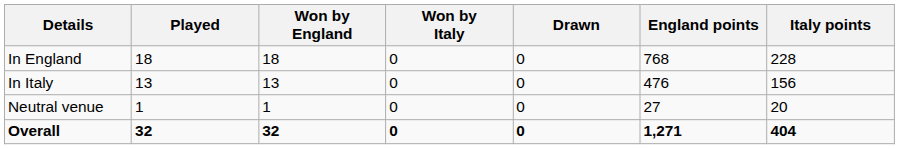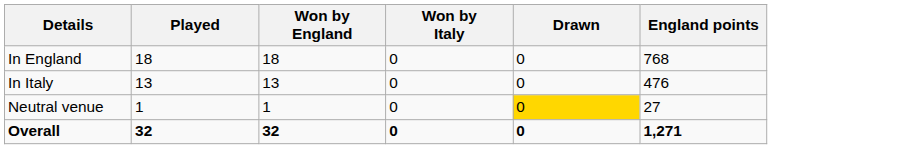- column: (830, 25)
(521, 107) no background -> (521, 107) gold background
